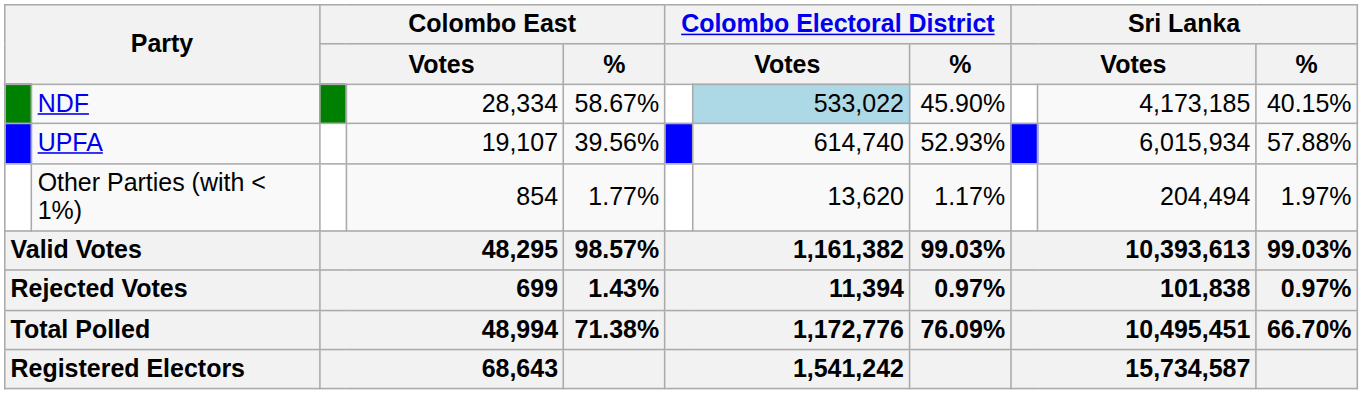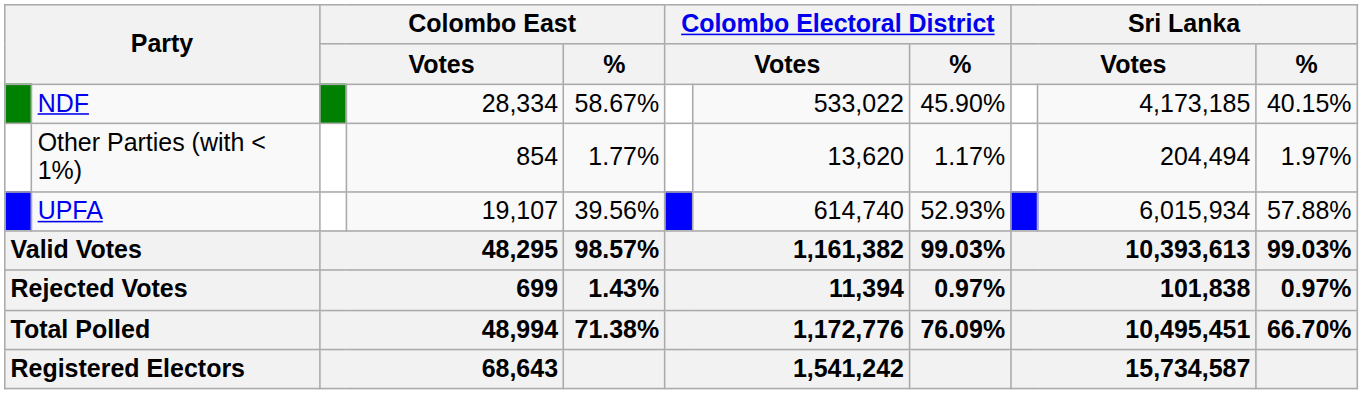(859, 103) lightblue background -> (859, 103) no background
rows swapped: (70, 143) <-> (152, 196)
